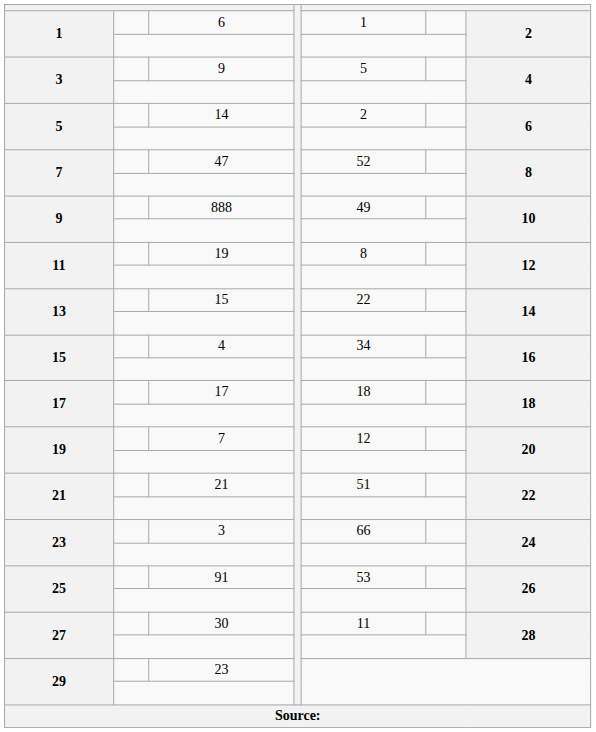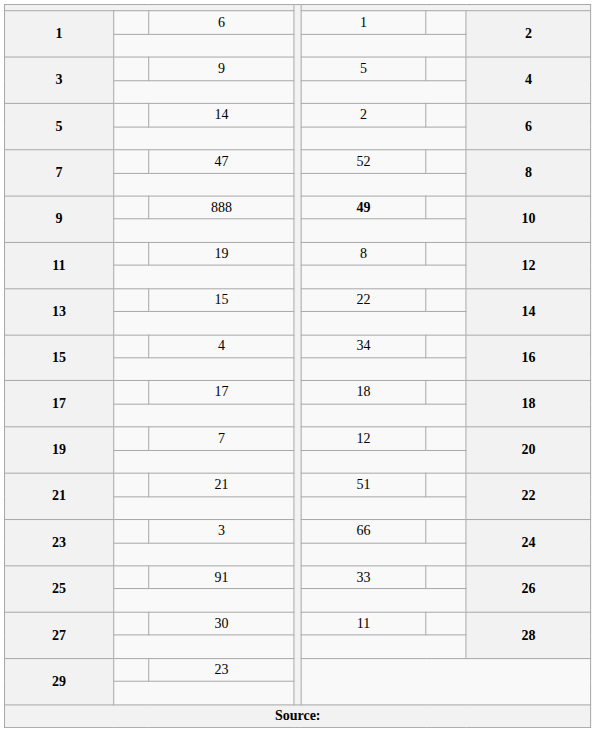(363, 207) normal -> (363, 207) bold
(363, 576) 53 -> (363, 576) 33
